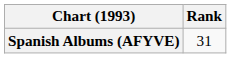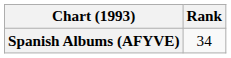(204, 40) 31 -> (204, 40) 34
